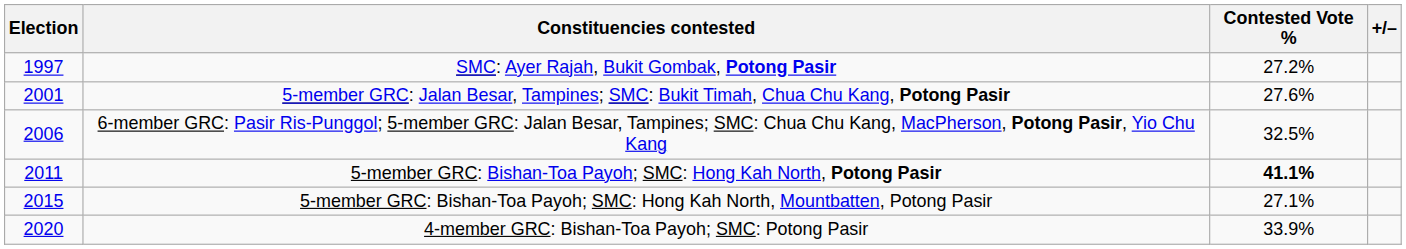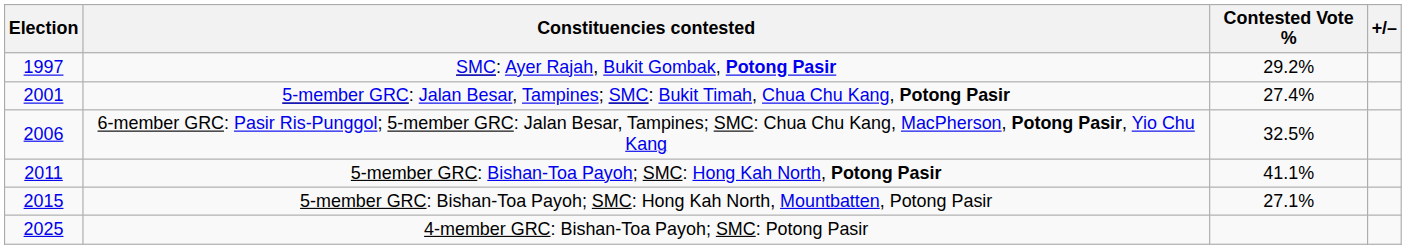(1289, 67) 27.2% -> (1289, 67) 29.2%
(1289, 95) 27.6% -> (1289, 95) 27.4%
(1289, 172) bold -> (1289, 172) normal
- row: (44, 229)
+ row: (44, 229)
